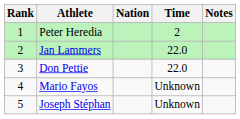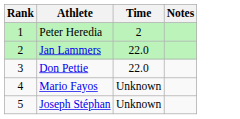- column: (133, 13)
